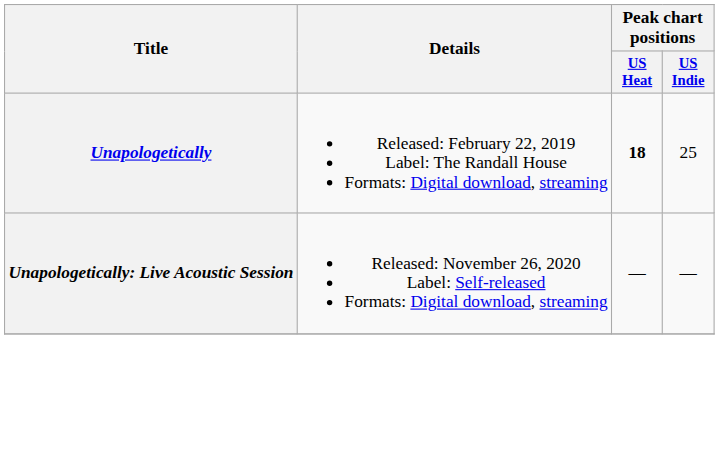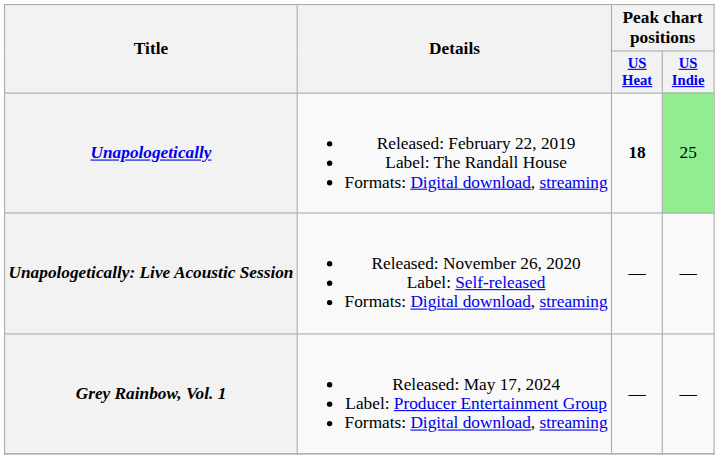(688, 153) no background -> (688, 153) lightgreen background
+ row: (151, 393)
